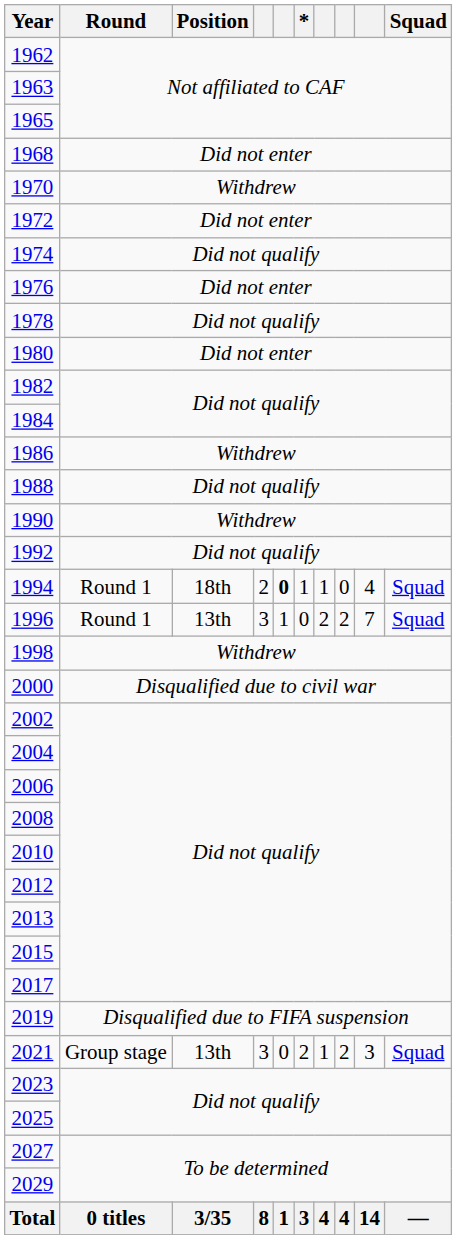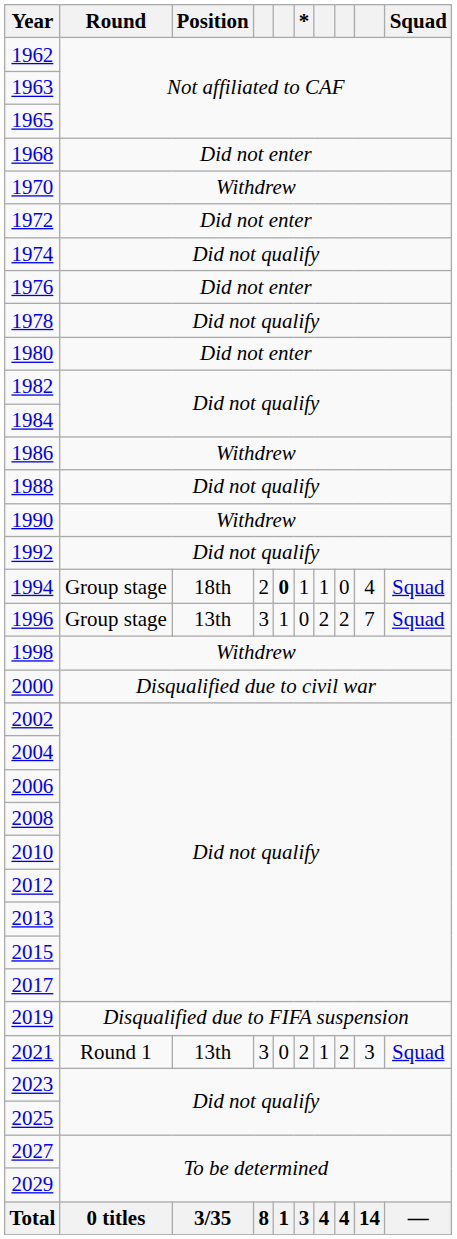(116, 586) Round 1 -> (116, 586) Group stage
(116, 619) Round 1 -> (116, 619) Group stage
(116, 1051) Group stage -> (116, 1051) Round 1
